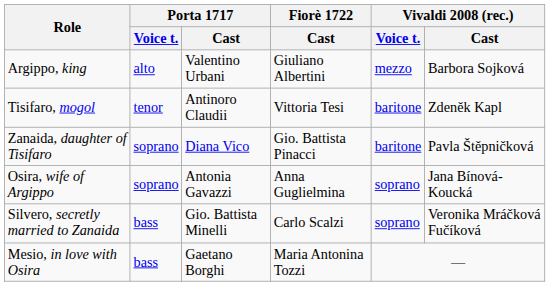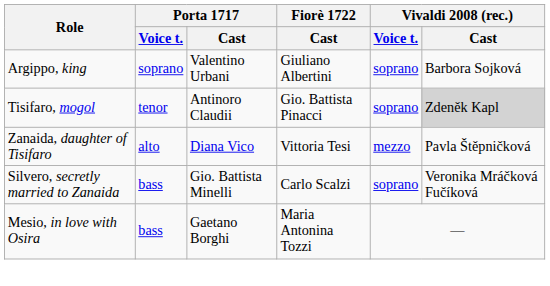(144, 68) alto -> (161, 68) soprano
(393, 68) mezzo -> (396, 68) soprano
(309, 107) Vittoria Tesi -> (316, 107) Gio. Battista Pinacci
(398, 107) baritone -> (396, 107) soprano
(465, 107) no background -> (462, 107) lightgrey background
(156, 146) soprano -> (149, 146) alto
(310, 146) Gio. Battista Pinacci -> (316, 146) Vittoria Tesi
(398, 146) baritone -> (392, 146) mezzo
- row: (46, 184)
